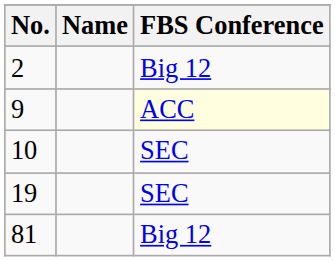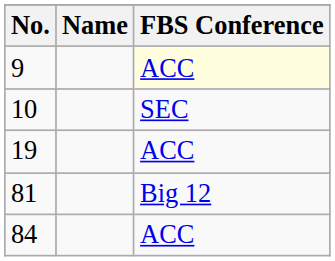- row: (18, 67)
(164, 192) SEC -> (167, 151) ACC
+ row: (24, 234)
